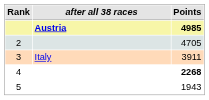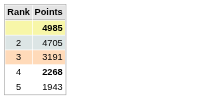- column: (102, 12)
(192, 57) 3911 -> (52, 57) 3191
